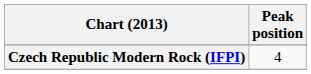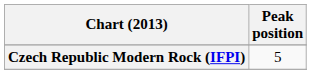(278, 57) 4 -> (278, 57) 5
